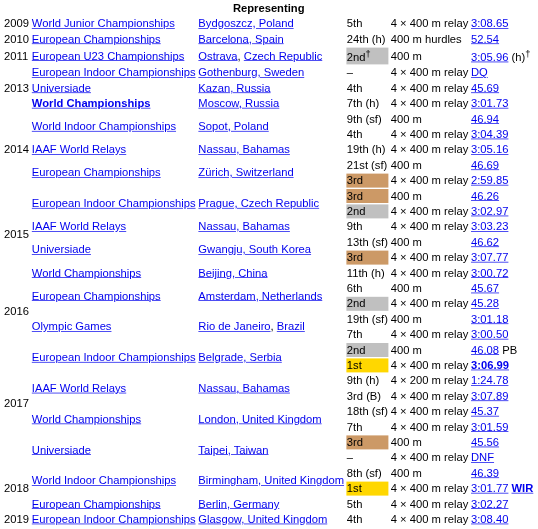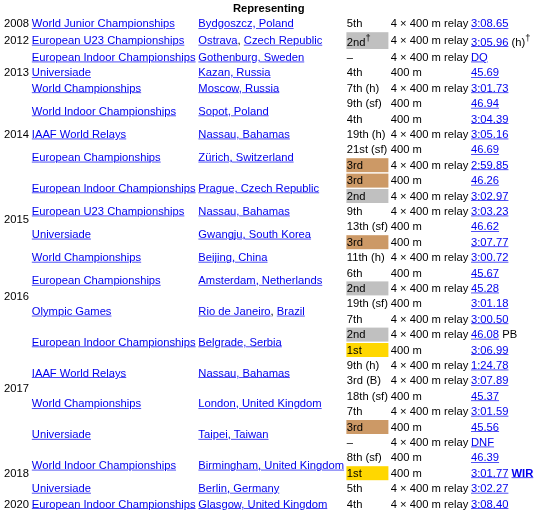(17, 23) 2009 -> (17, 23) 2008
- row: (241, 39)
(16, 56) 2011 -> (17, 40) 2012
(406, 56) 400 m -> (429, 40) 4 × 400 m relay
(429, 88) 4 × 400 m relay -> (406, 73) 400 m
(91, 103) bold -> (86, 88) normal
(429, 134) 4 × 400 m relay -> (406, 119) 400 m
(79, 227) IAAF World Relays -> (108, 211) European U23 Championships
(429, 257) 4 × 400 m relay -> (406, 242) 400 m
(406, 350) 400 m -> (429, 334) 4 × 400 m relay
(429, 365) 4 × 400 m relay -> (406, 350) 400 m
(490, 365) bold -> (490, 350) normal
(429, 381) 4 × 200 m relay -> (429, 365) 4 × 400 m relay
(429, 411) 4 × 400 m relay -> (406, 396) 400 m
(429, 488) 4 × 400 m relay -> (406, 473) 400 m
(96, 504) European Championships -> (61, 488) Universiade
(17, 519) 2019 -> (17, 504) 2020
